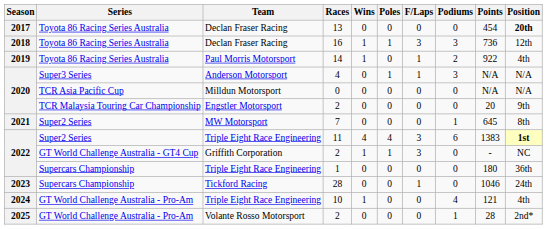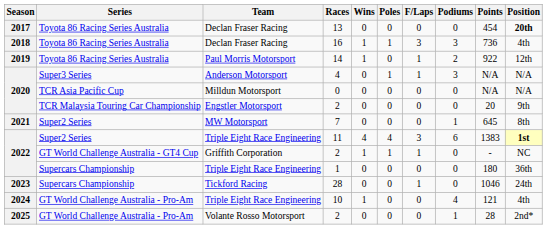(524, 44) 12th -> (524, 44) 4th
(524, 59) 4th -> (524, 59) 12th
(419, 153) 3 -> (419, 153) 1
